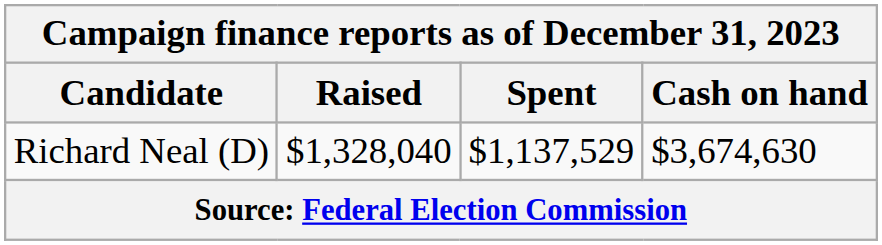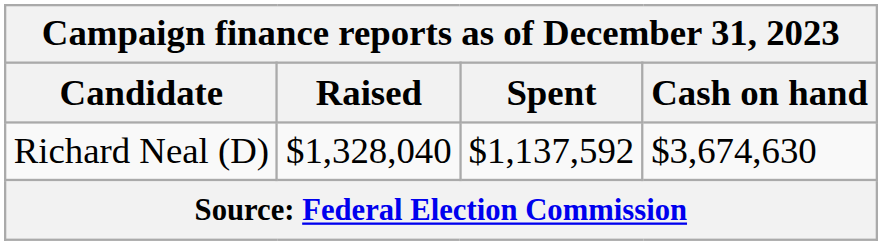(551, 150) $1,137,529 -> (551, 150) $1,137,592
